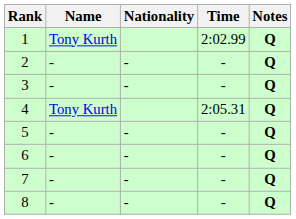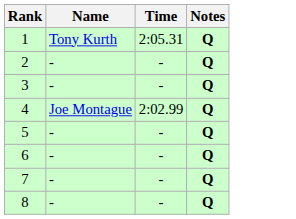- column: (159, 16)
(223, 39) 2:02.99 -> (161, 39) 2:05.31
(83, 109) Tony Kurth -> (91, 109) Joe Montague
(223, 109) 2:05.31 -> (161, 109) 2:02.99
